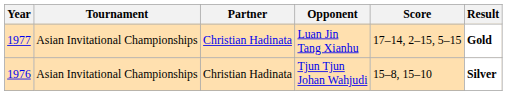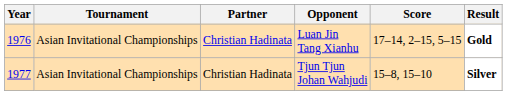(19, 41) 1977 -> (19, 41) 1976
(19, 74) 1976 -> (19, 74) 1977
